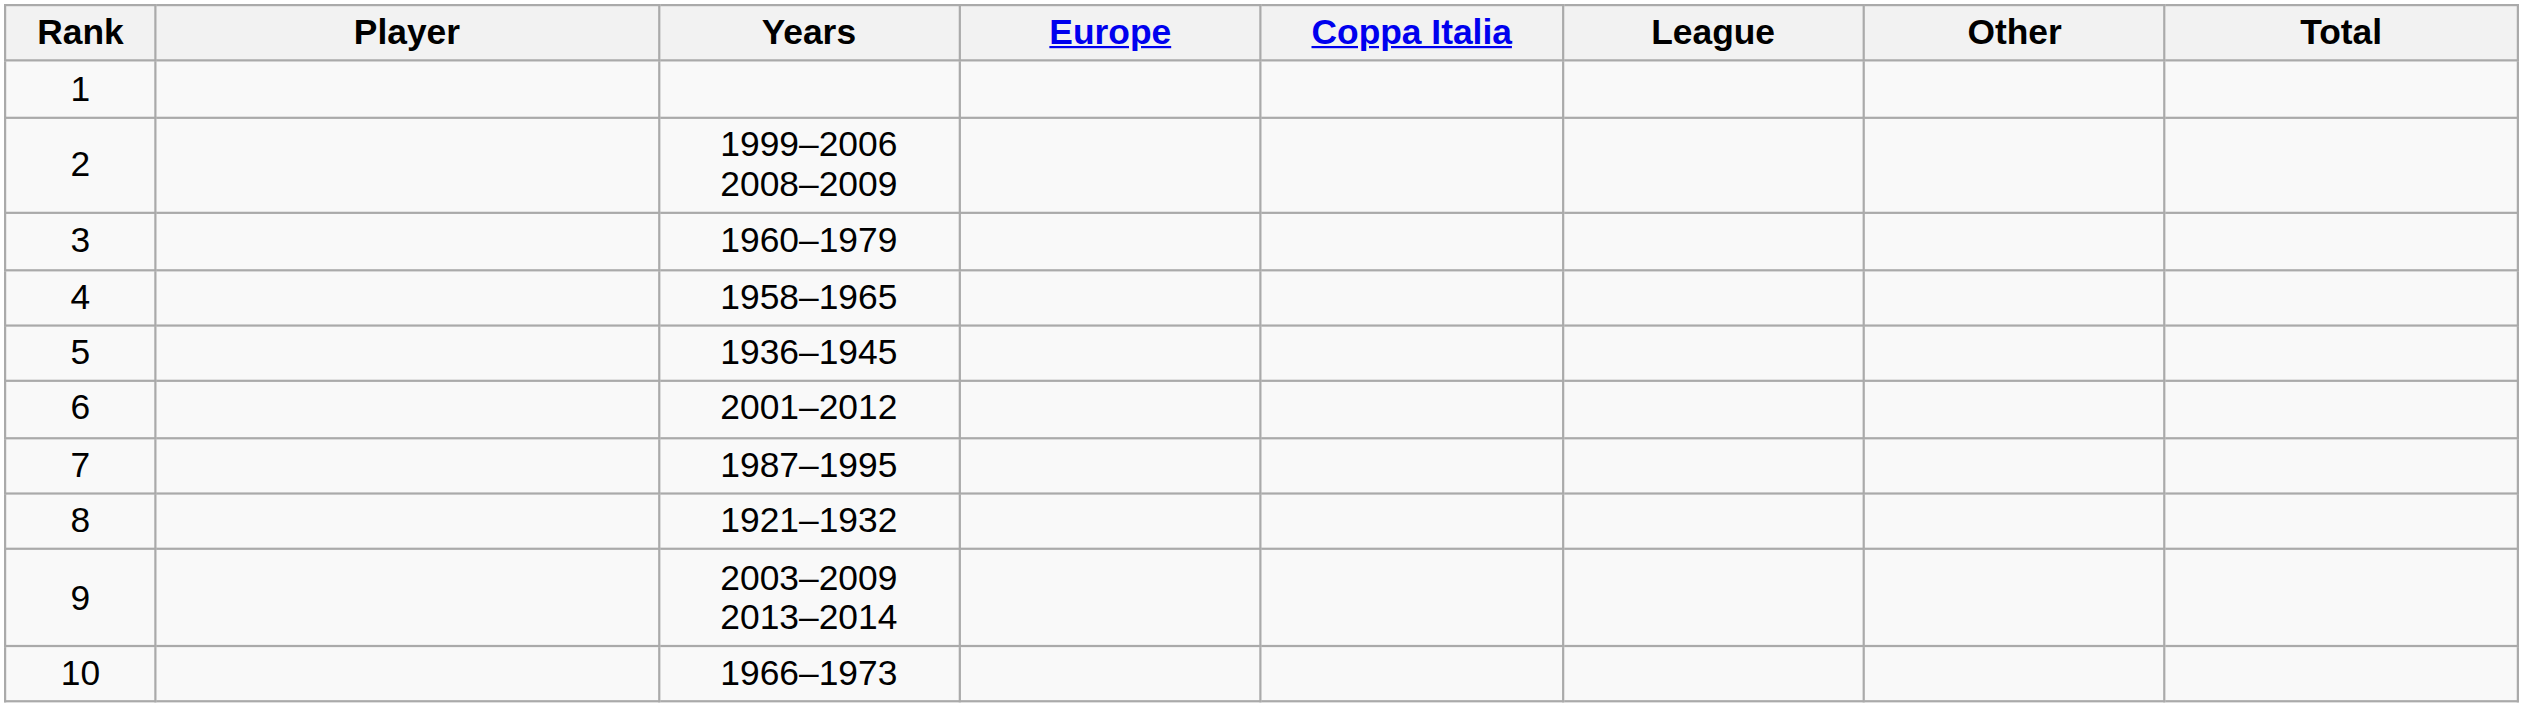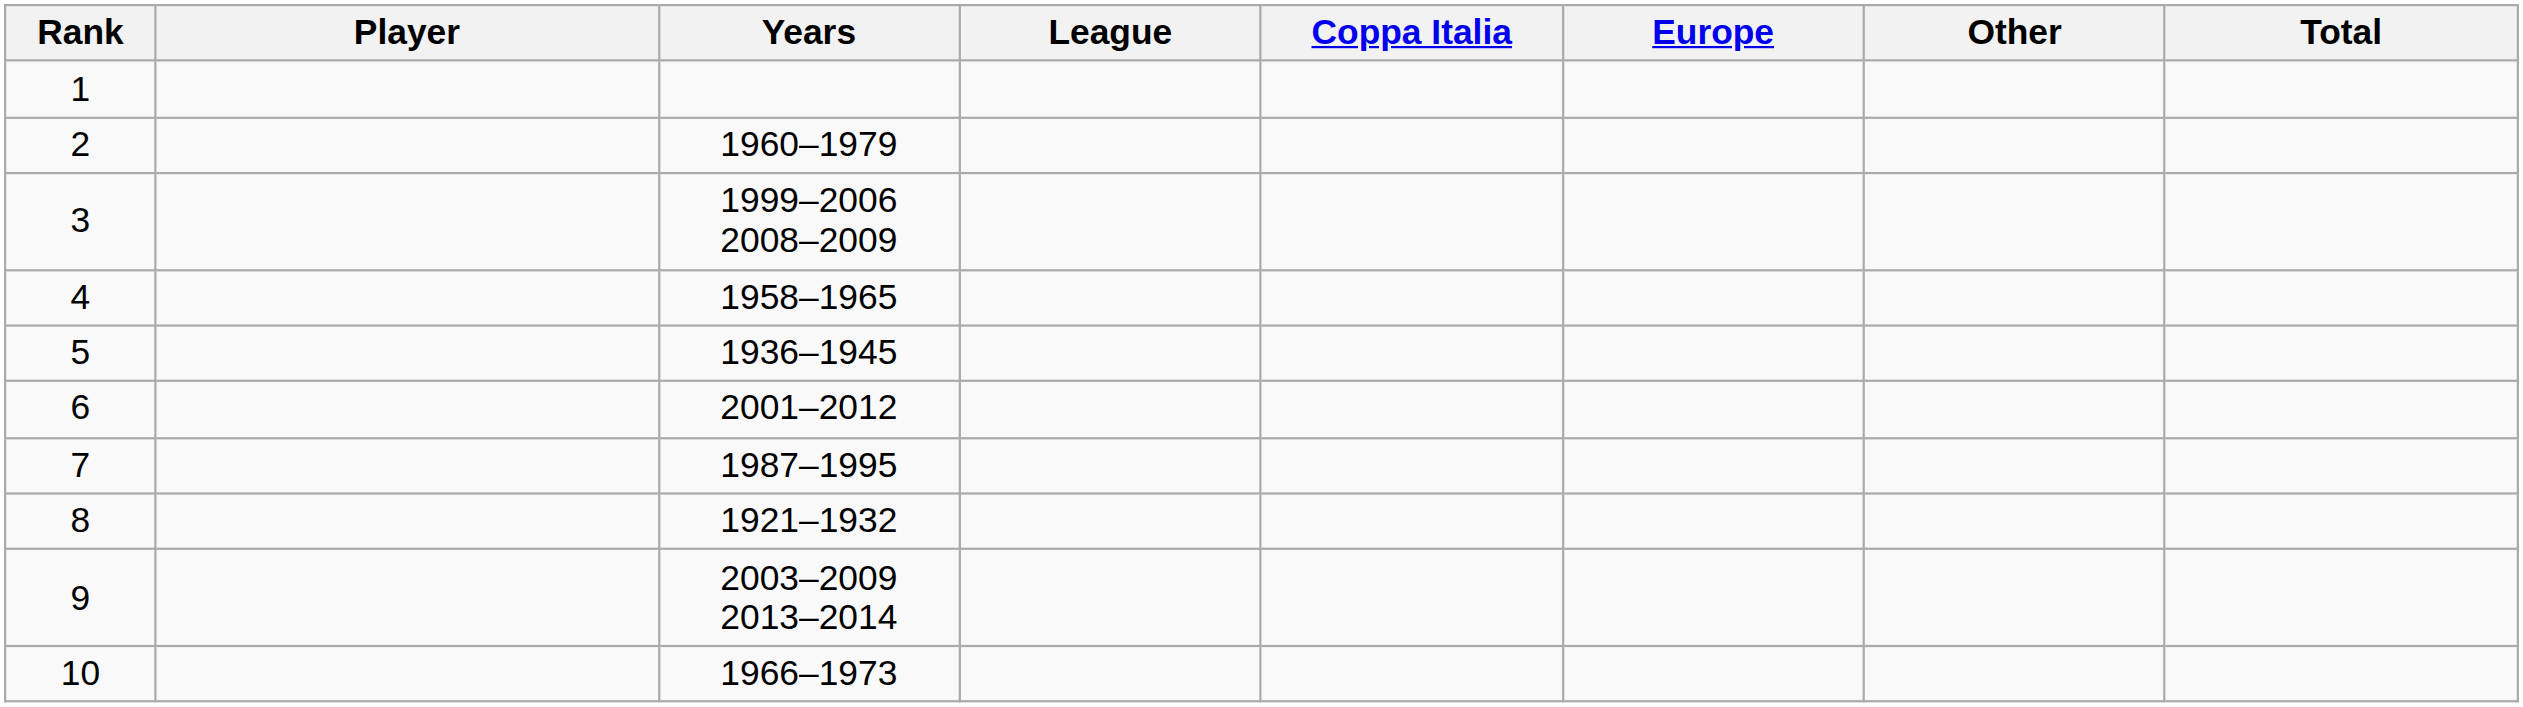columns swapped: (1713, 32) <-> (1110, 32)
(809, 164) 1999–2006 2008–2009 -> (809, 144) 1960–1979
(809, 240) 1960–1979 -> (809, 220) 1999–2006 2008–2009
